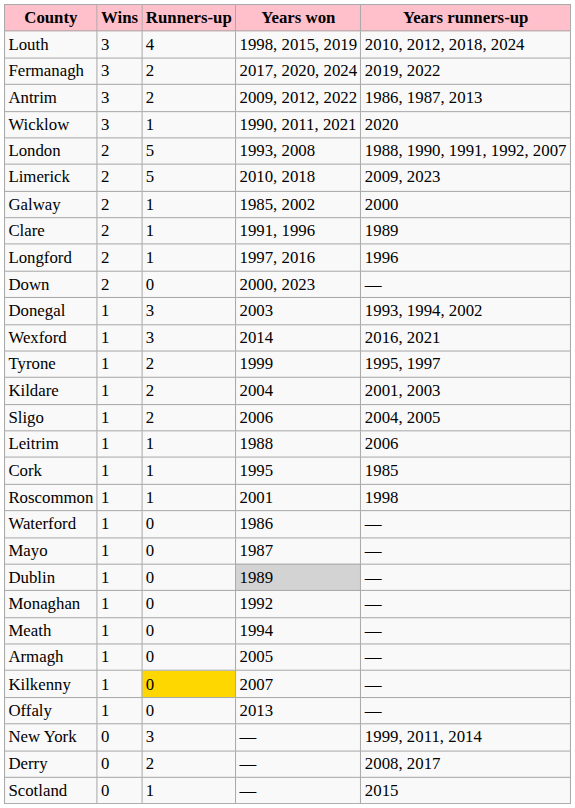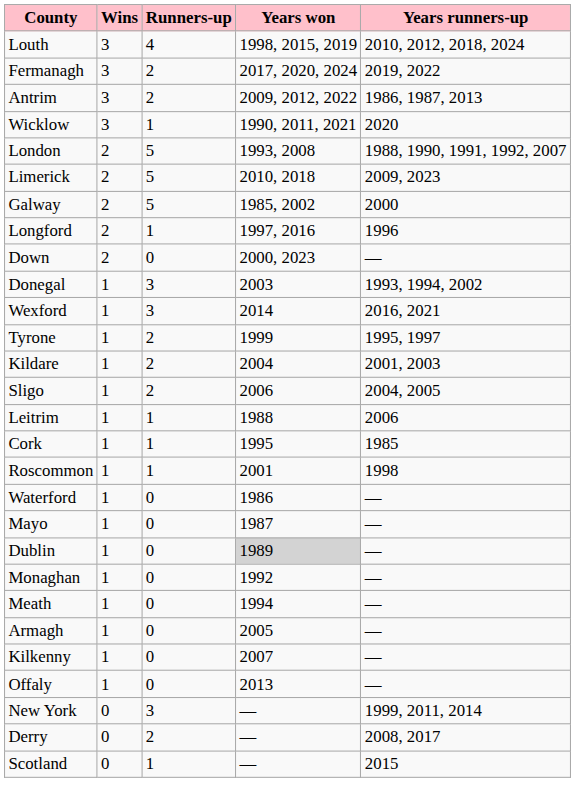(150, 204) 1 -> (150, 204) 5
- row: (27, 230)
(150, 683) gold background -> (150, 657) no background
